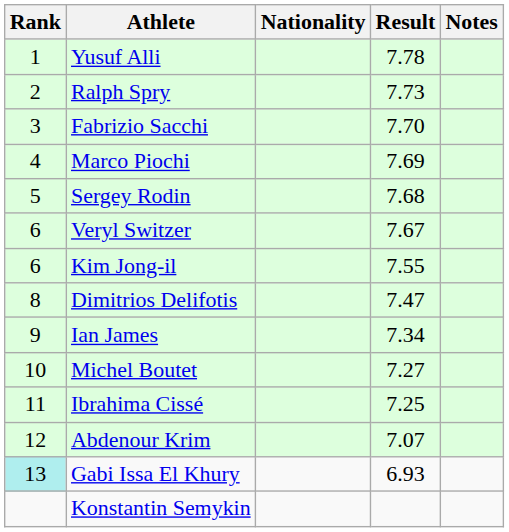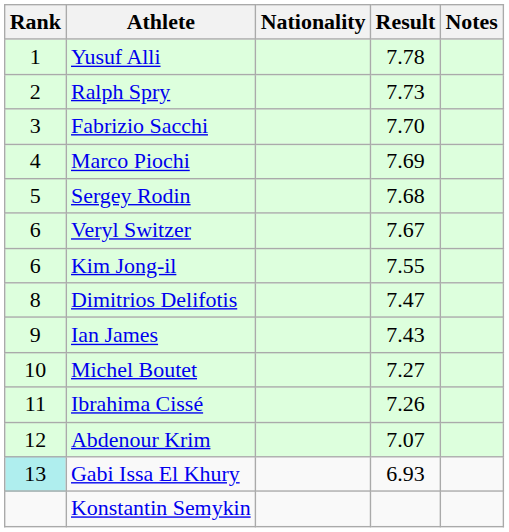(405, 334) 7.34 -> (405, 334) 7.43
(405, 404) 7.25 -> (405, 404) 7.26
